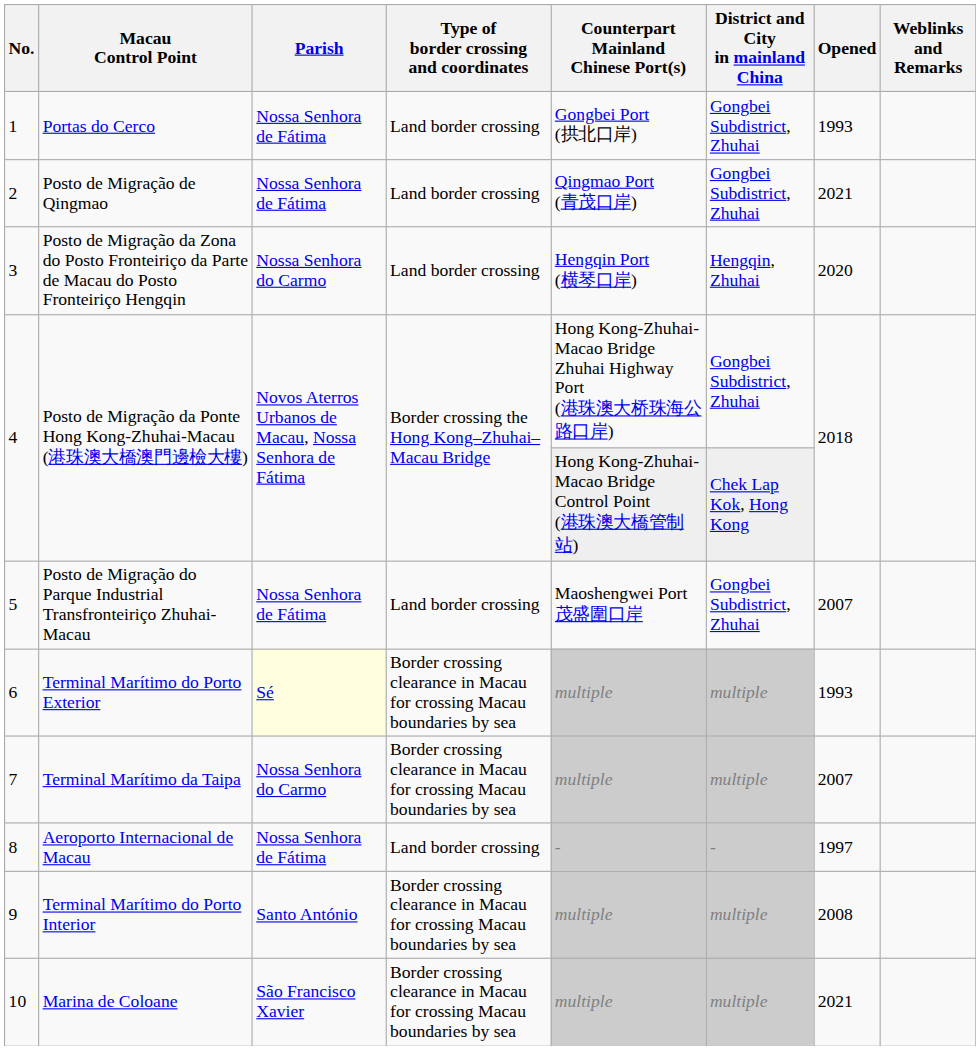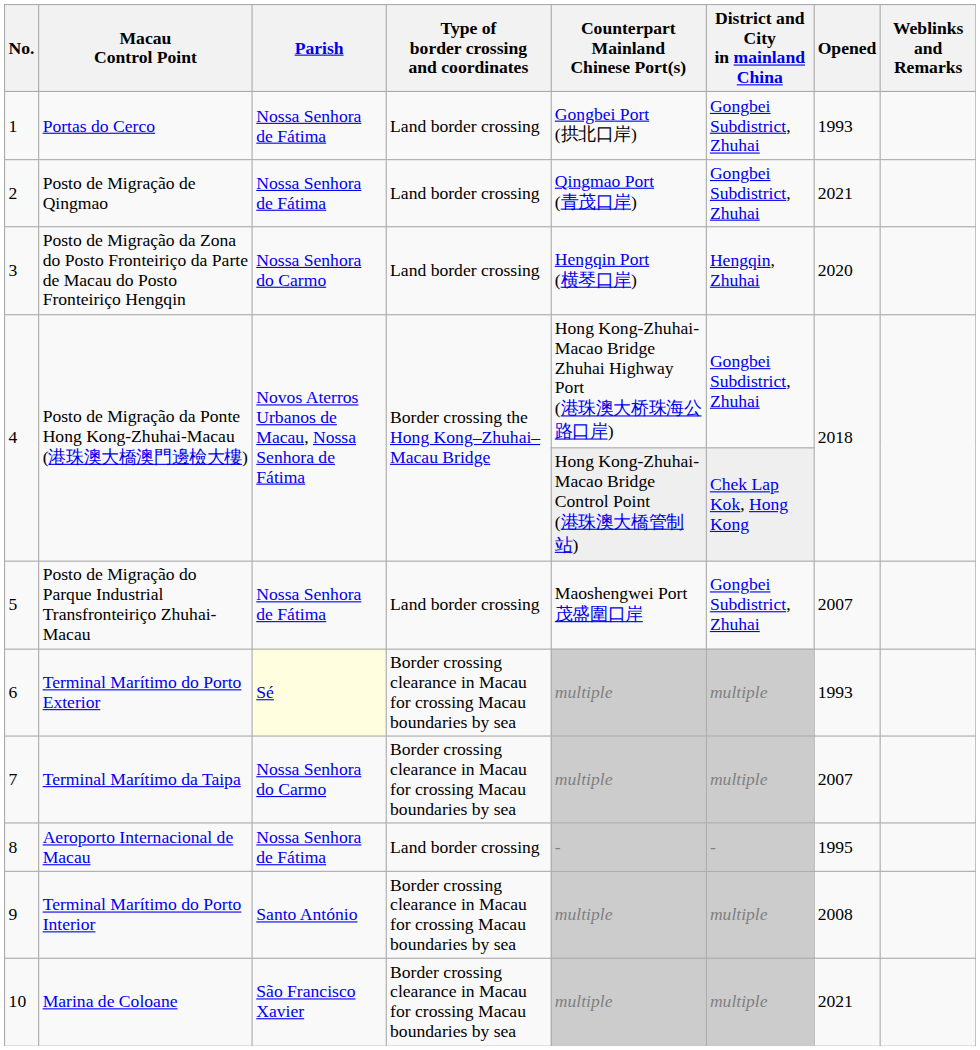(835, 847) 1997 -> (835, 847) 1995
